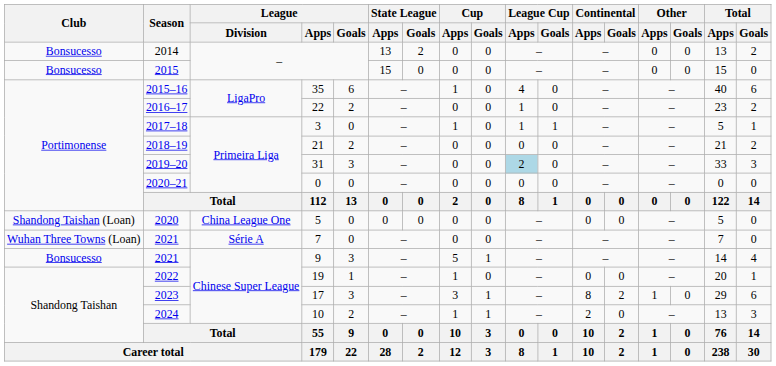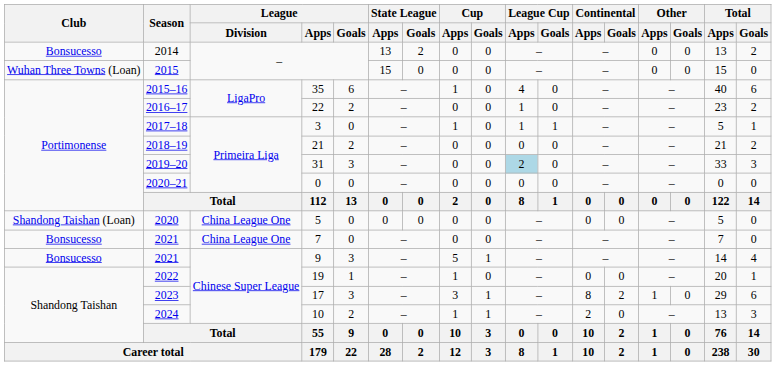(74, 70) Bonsucesso -> (74, 70) Wuhan Three Towns (Loan)
(74, 239) Wuhan Three Towns (Loan) -> (74, 239) Bonsucesso
(246, 239) Série A -> (246, 239) China League One
